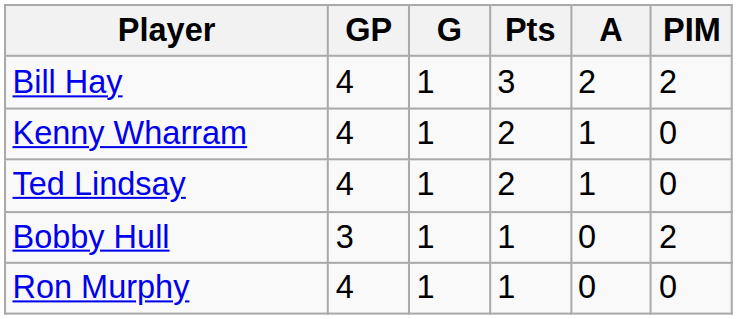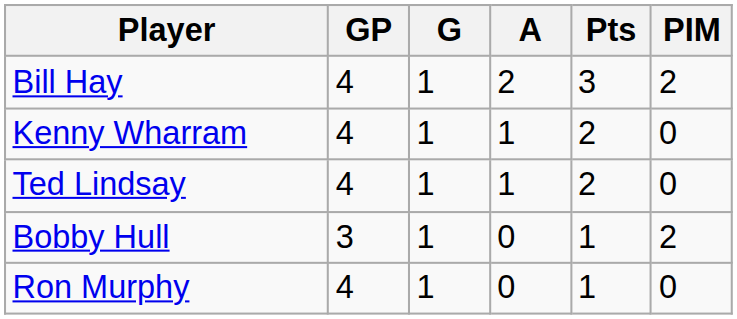columns swapped: (611, 30) <-> (530, 30)
